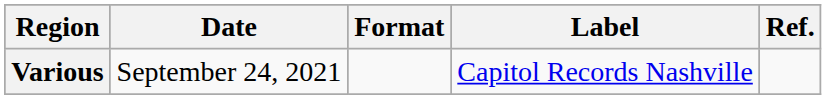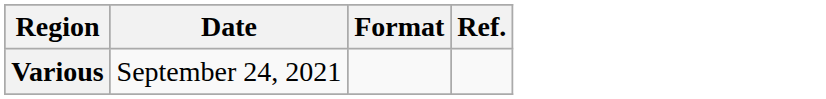- column: (605, 26)
